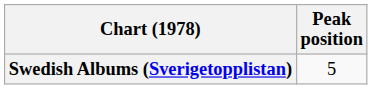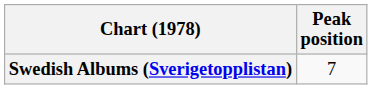(332, 68) 5 -> (332, 68) 7
